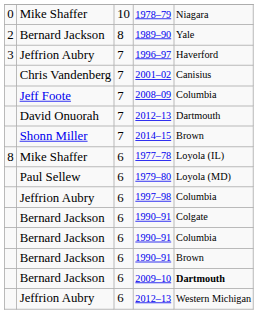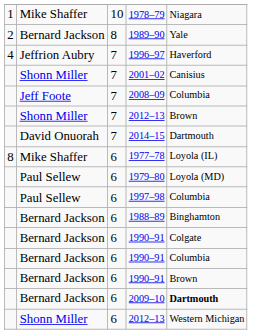(11, 14) 0 -> (11, 14) 1
(11, 55) 3 -> (11, 55) 4
(65, 75) Chris Vandenberg -> (54, 75) Shonn Miller
(59, 116) David Onuorah -> (54, 116) Shonn Miller
(198, 116) Dartmouth -> (183, 116) Brown
(54, 136) Shonn Miller -> (59, 136) David Onuorah
(190, 136) Brown -> (192, 136) Dartmouth
(57, 197) Jeffrion Aubry -> (50, 197) Paul Sellew
+ row: (114, 217)
(57, 298) Jeffrion Aubry -> (54, 319) Shonn Miller
